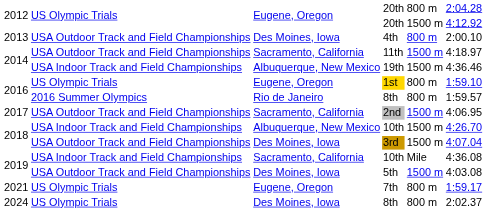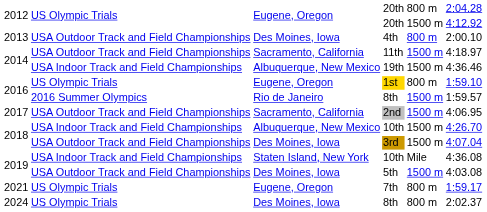(422, 98) 800 m -> (425, 98) 1500 m
(309, 157) Sacramento, California -> (311, 157) Staten Island, New York
